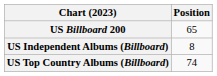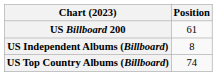(192, 29) 65 -> (192, 29) 61
